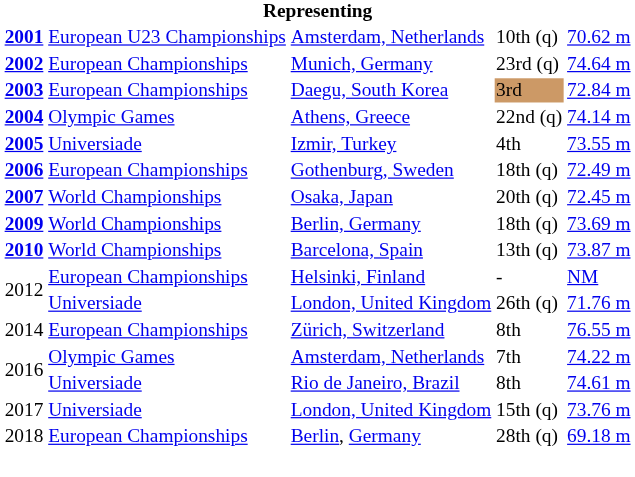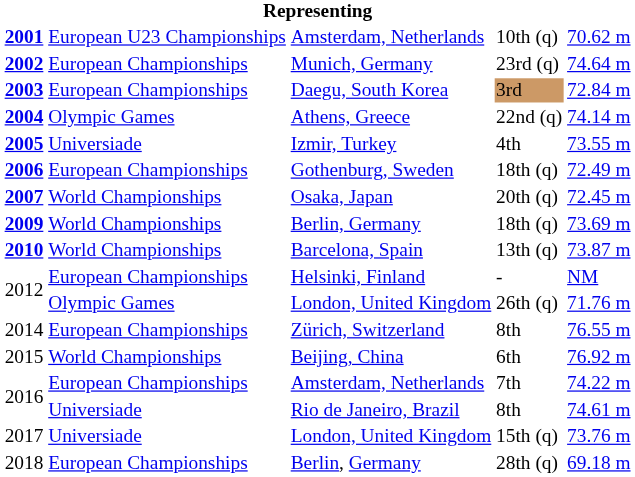(95, 303) Universiade -> (111, 303) Olympic Games
+ row: (24, 356)
(111, 356) Olympic Games -> (148, 383) European Championships
